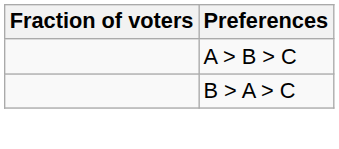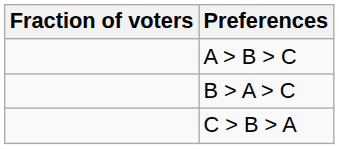+ row: (250, 125)
